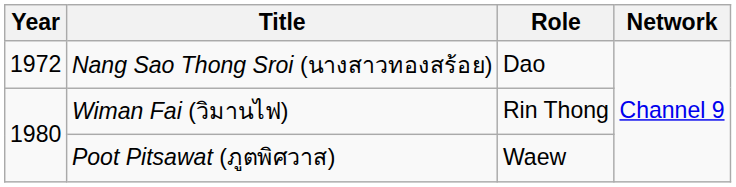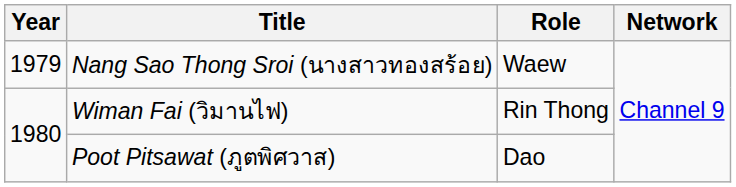(36, 64) 1972 -> (36, 64) 1979
(524, 64) Dao -> (535, 64) Waew
(535, 157) Waew -> (524, 157) Dao
